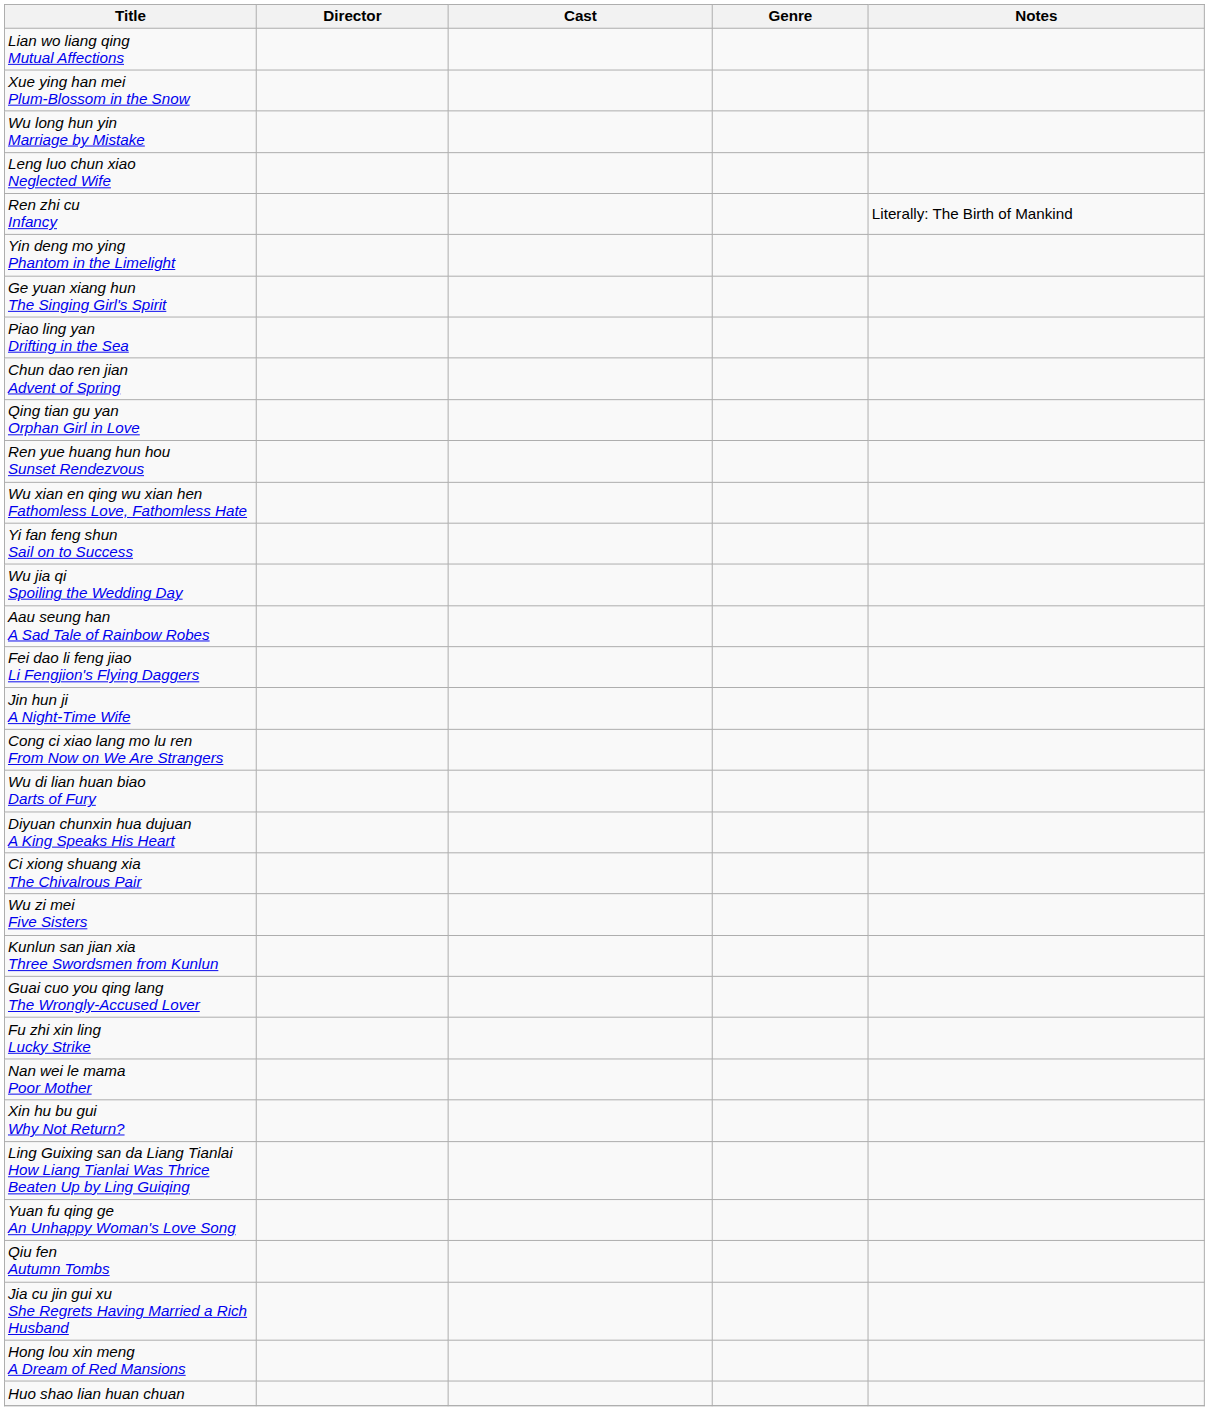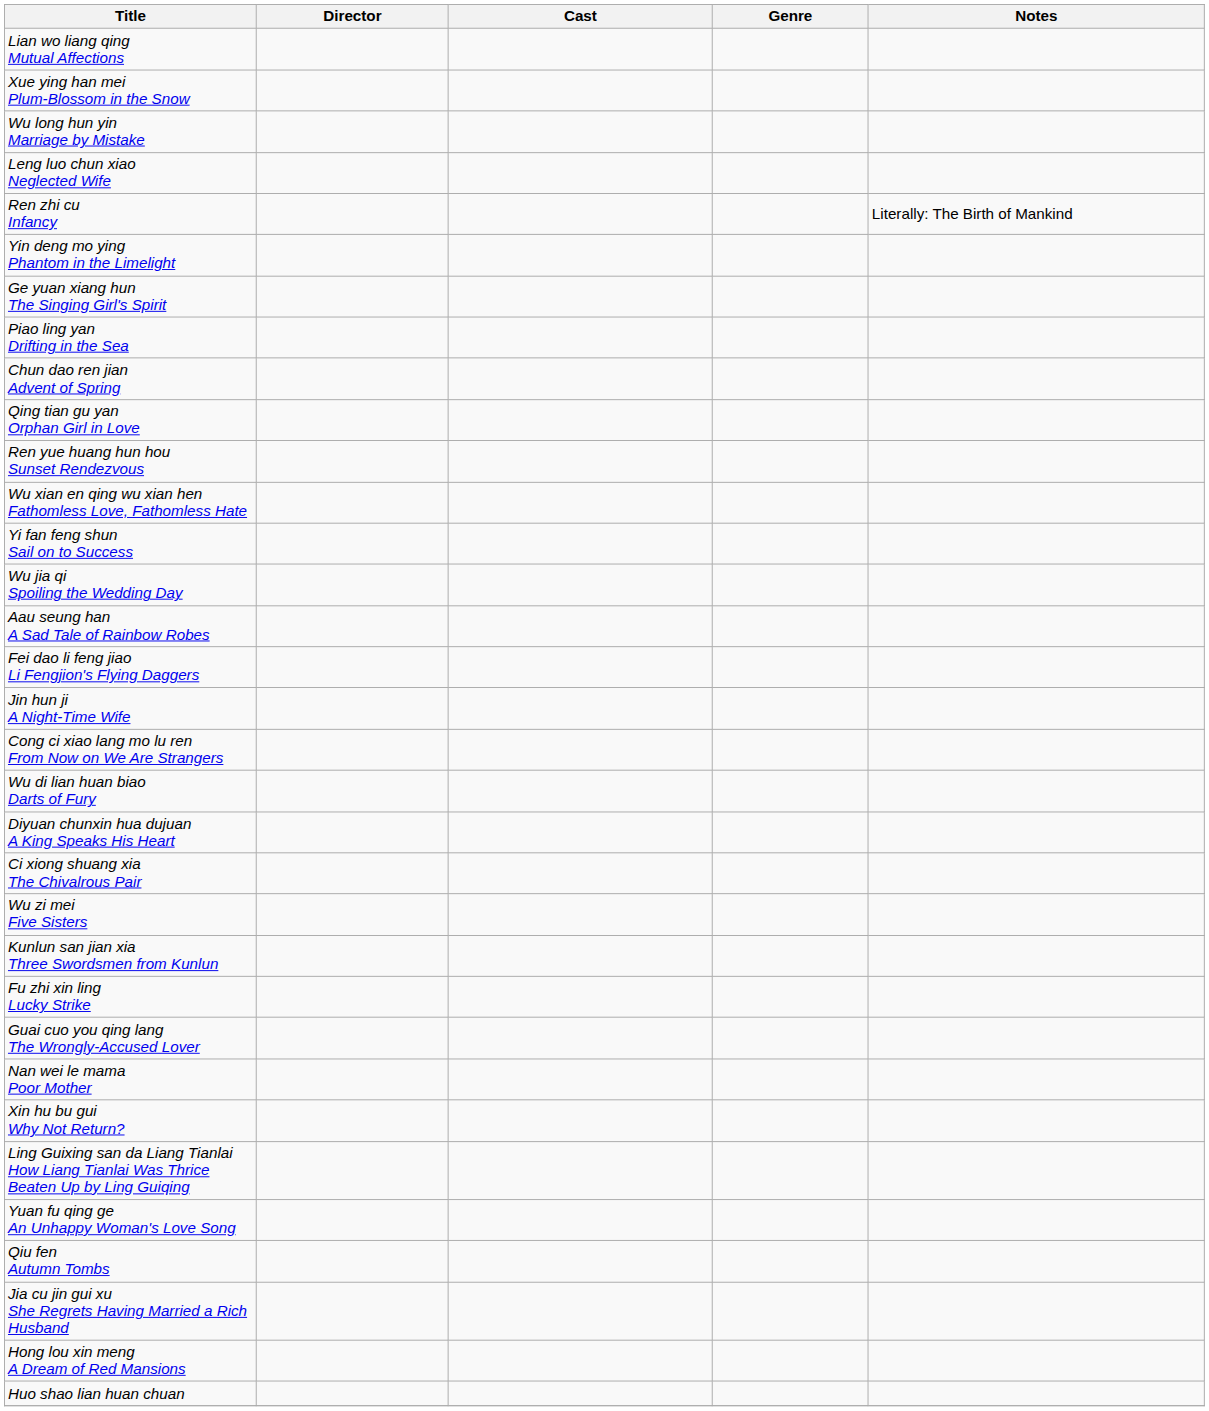rows swapped: (54, 1038) <-> (104, 996)
